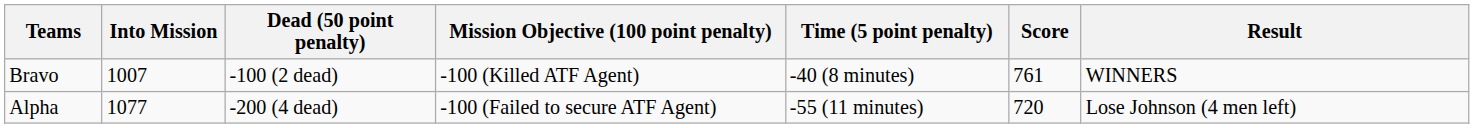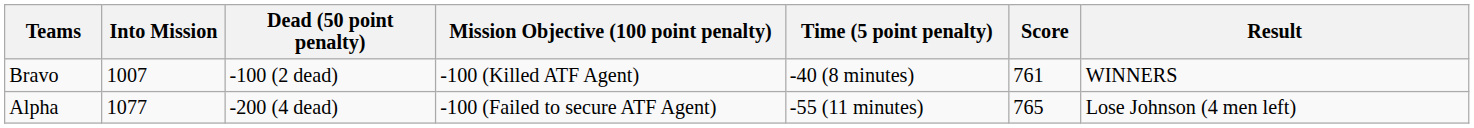(1028, 107) 720 -> (1028, 107) 765
